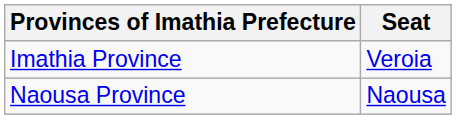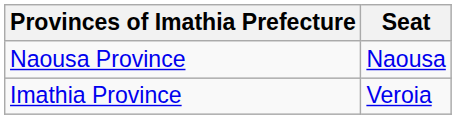rows swapped: (96, 59) <-> (98, 95)
